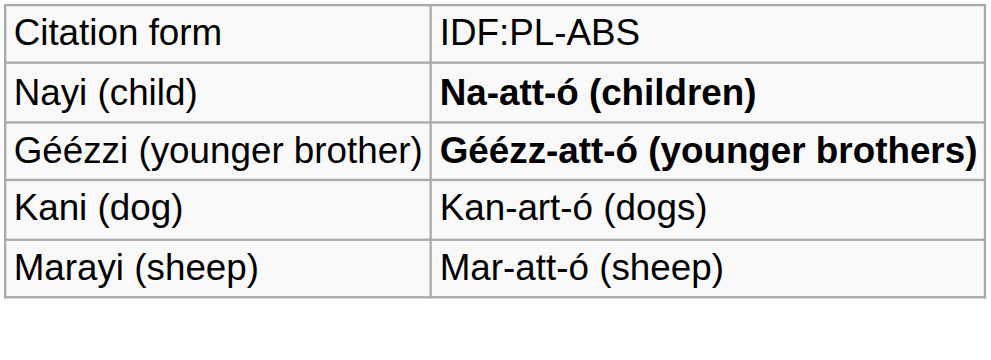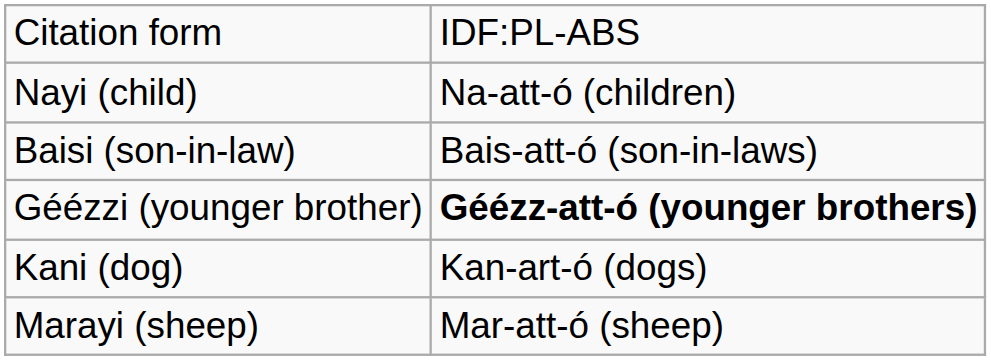(598, 92) bold -> (588, 92) normal
+ row: (155, 150)
